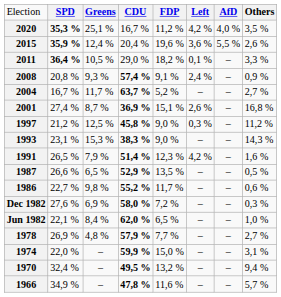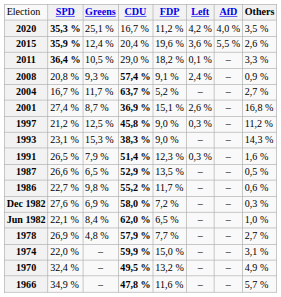(200, 156) 4,2 % -> (200, 156) 0,3 %
(257, 268) 9,4 % -> (257, 268) 4,9 %
